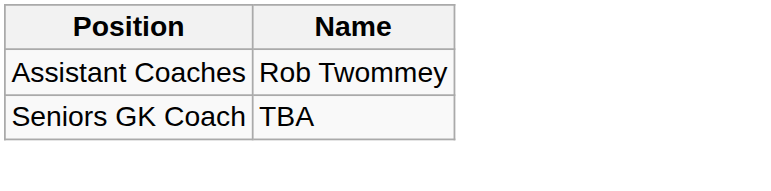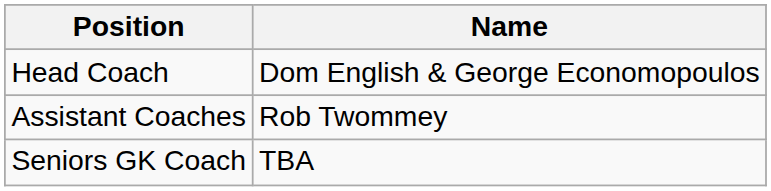+ row: (90, 71)
